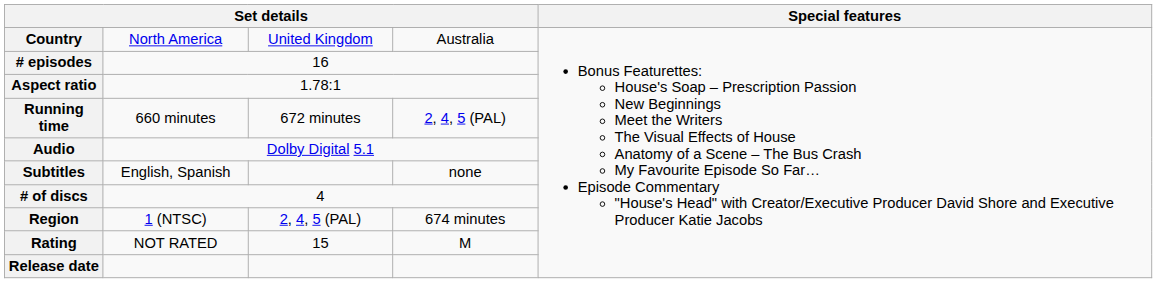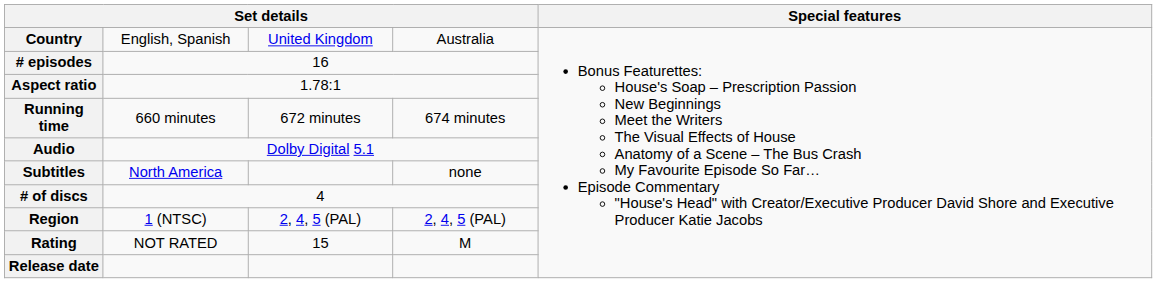(176, 39) North America -> (176, 39) English, Spanish
(465, 117) 2, 4, 5 (PAL) -> (465, 117) 674 minutes
(176, 172) English, Spanish -> (176, 172) North America
(465, 219) 674 minutes -> (465, 219) 2, 4, 5 (PAL)
